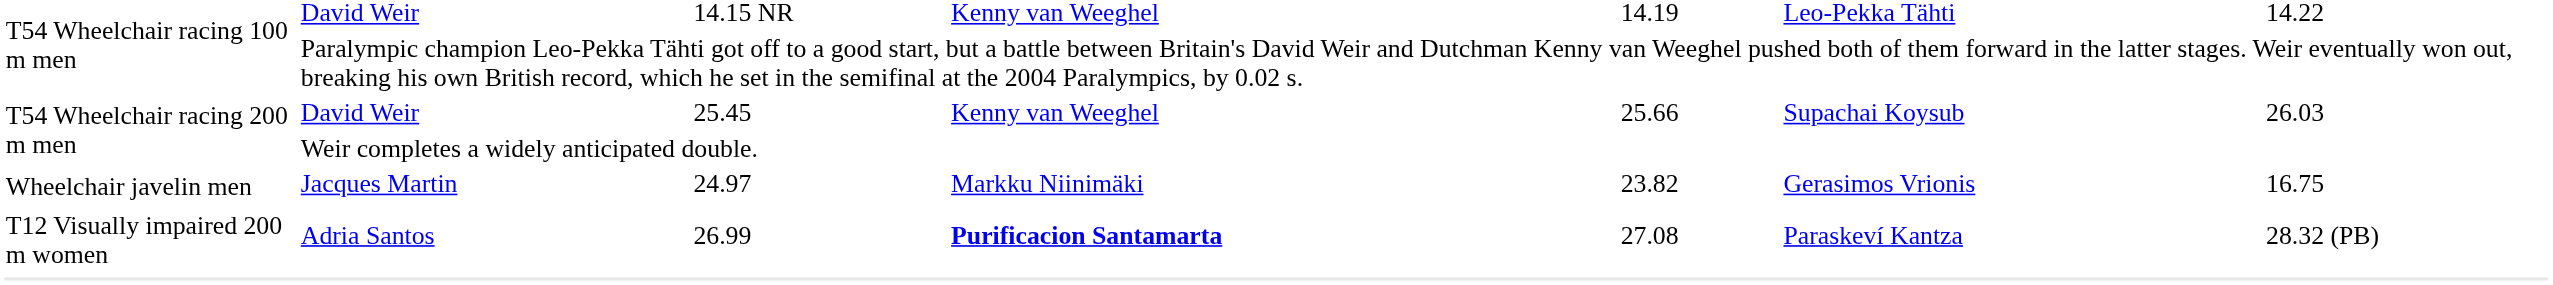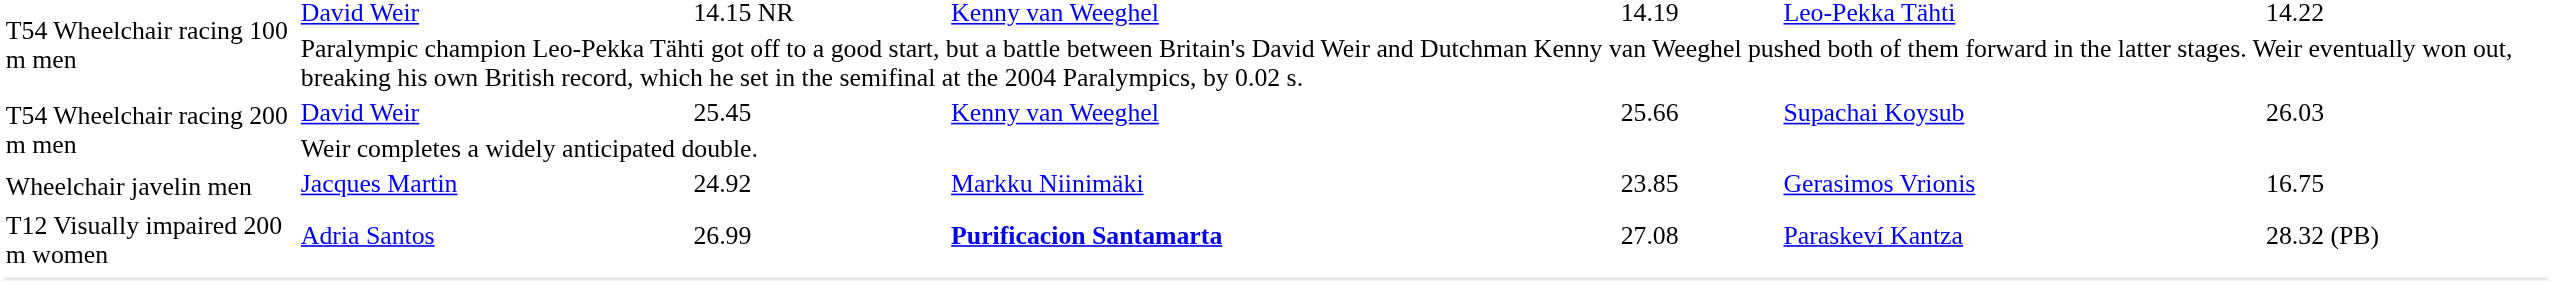(722, 183) 24.97 -> (722, 183) 24.92
(1650, 183) 23.82 -> (1650, 183) 23.85
